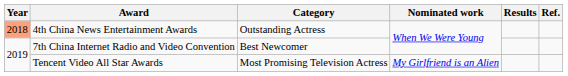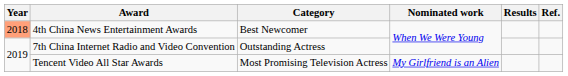(282, 29) Outstanding Actress -> (274, 29) Best Newcomer
(274, 46) Best Newcomer -> (282, 46) Outstanding Actress
